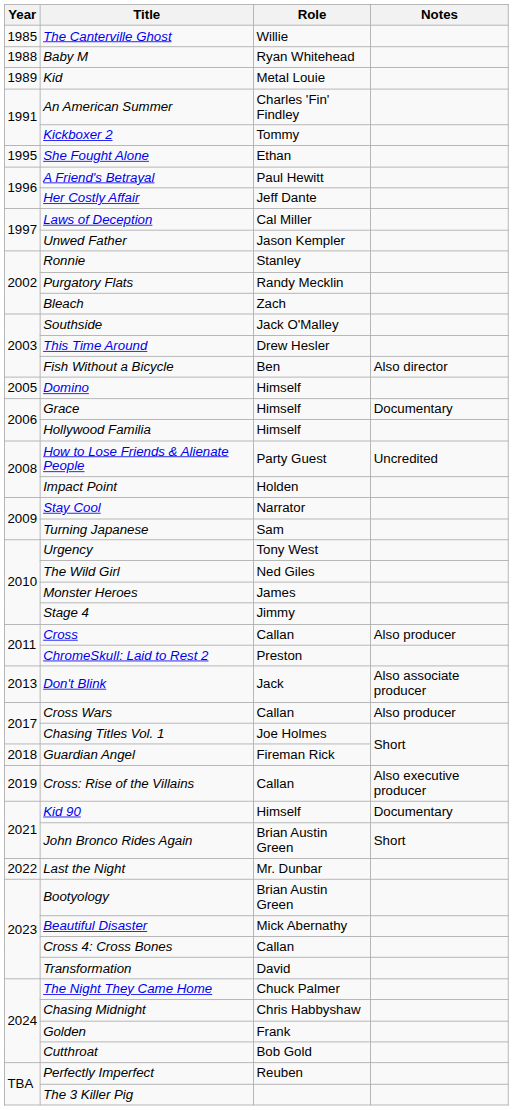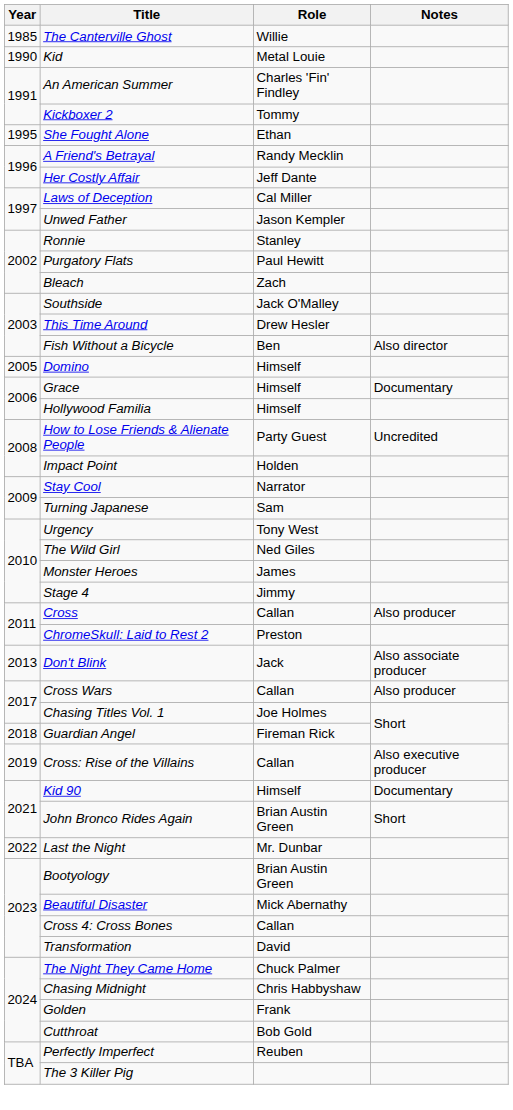- row: (66, 57)
(22, 78) 1989 -> (22, 57) 1990
(290, 177) Paul Hewitt -> (300, 156) Randy Mecklin
(300, 282) Randy Mecklin -> (290, 261) Paul Hewitt
